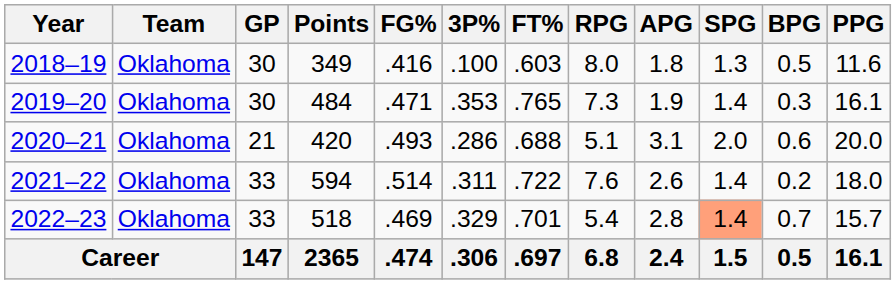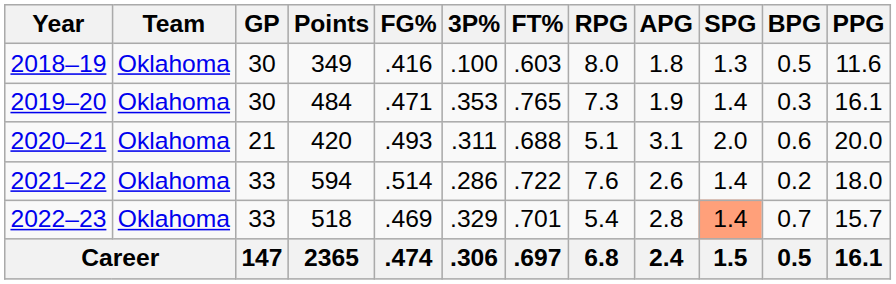(474, 141) .286 -> (474, 141) .311
(474, 180) .311 -> (474, 180) .286
